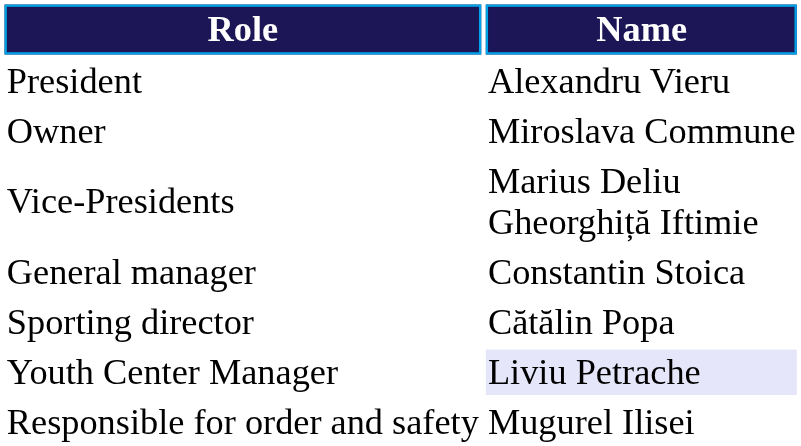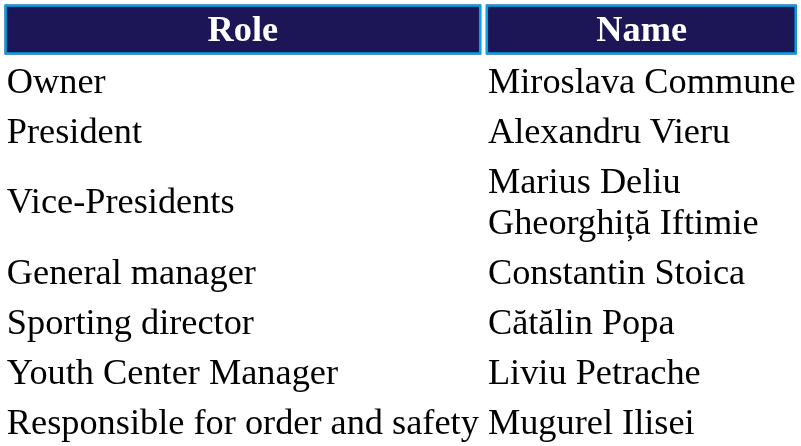rows swapped: (56, 131) <-> (74, 81)
(594, 371) lavender background -> (594, 371) no background
